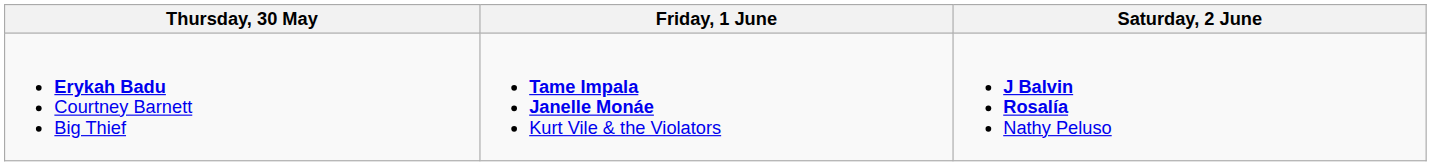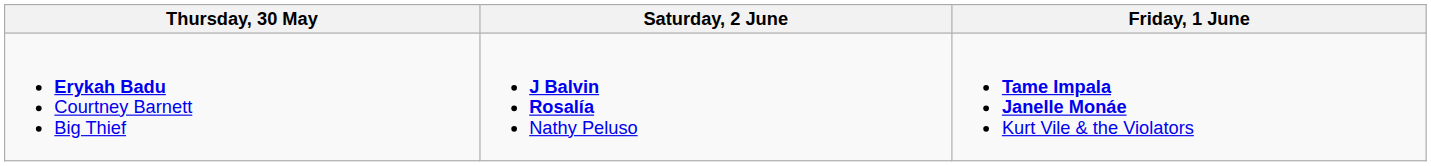columns swapped: (716, 18) <-> (1190, 18)
